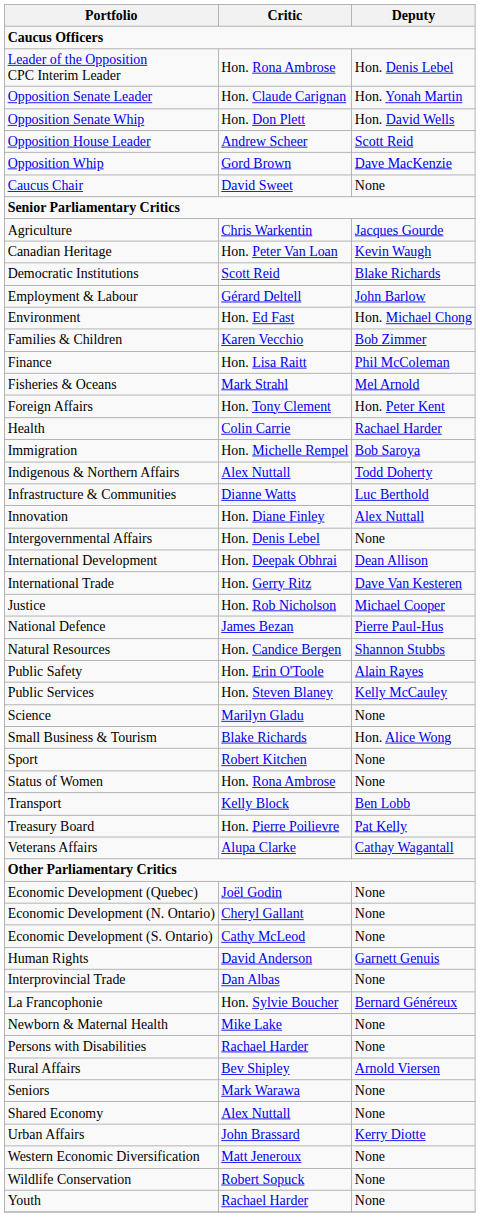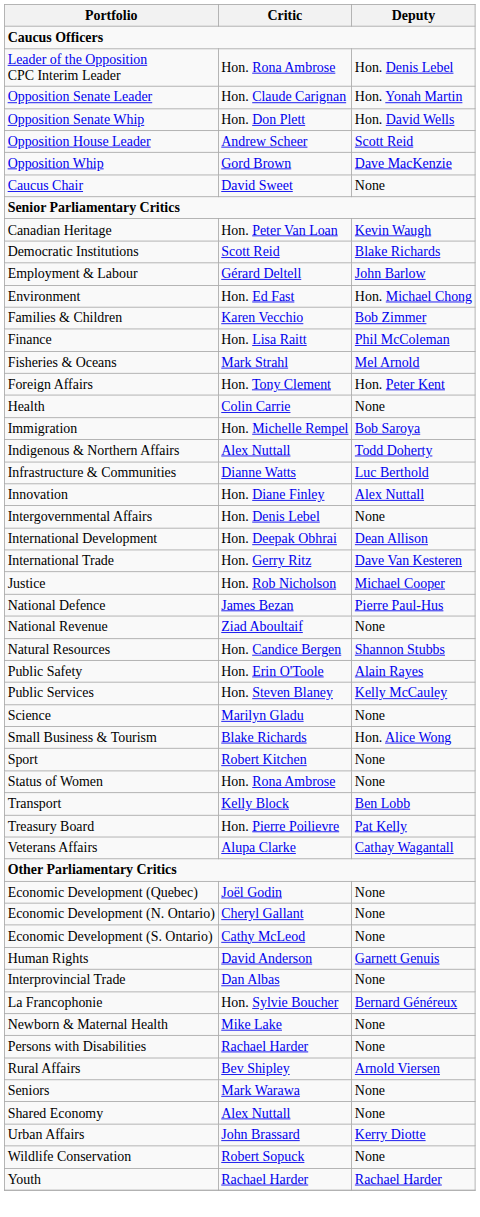- row: (40, 229)
(398, 428) Rachael Harder -> (370, 406) None
+ row: (58, 627)
- row: (104, 1157)
(370, 1201) None -> (398, 1179) Rachael Harder
